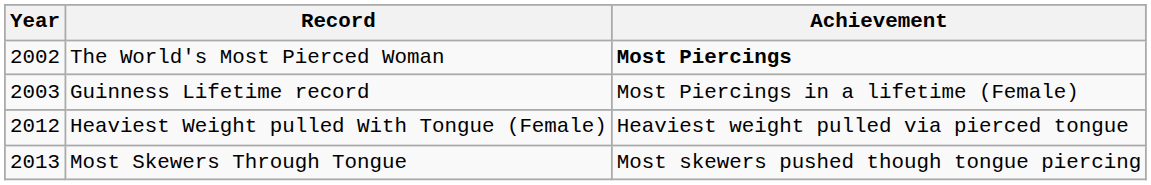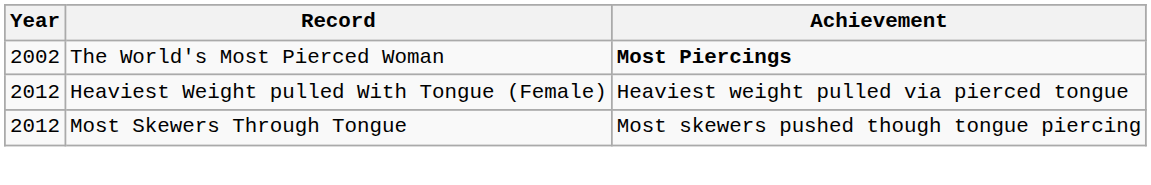- row: (220, 92)
(35, 162) 2013 -> (35, 127) 2012
